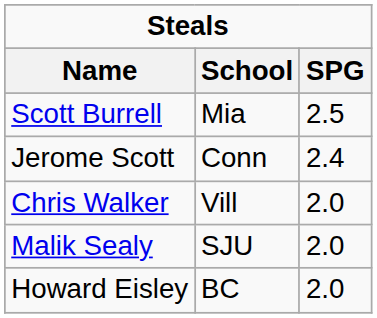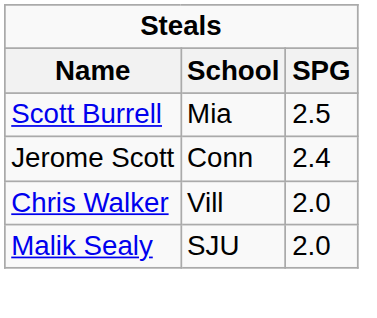- row: (100, 289)
